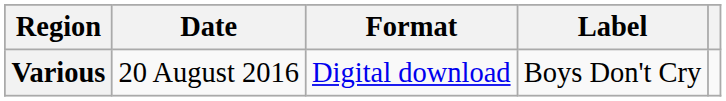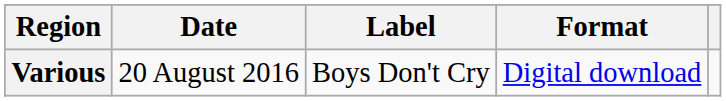columns swapped: (411, 27) <-> (613, 27)
